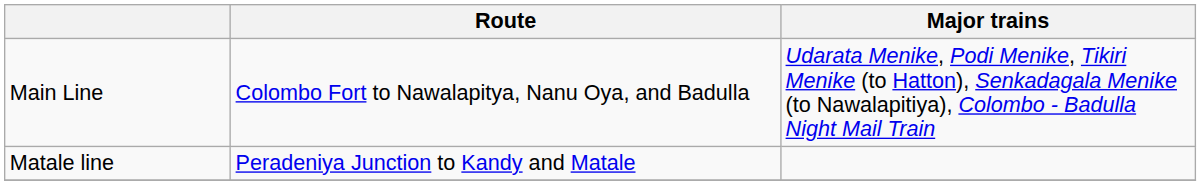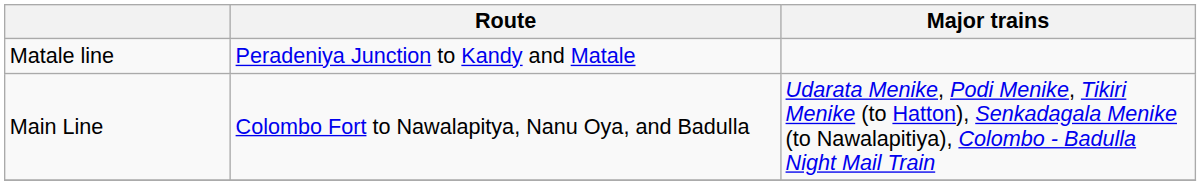rows swapped: (56, 92) <-> (62, 163)
